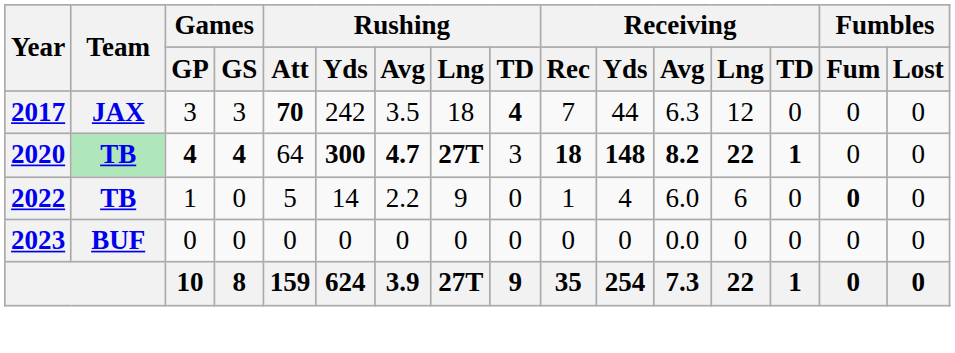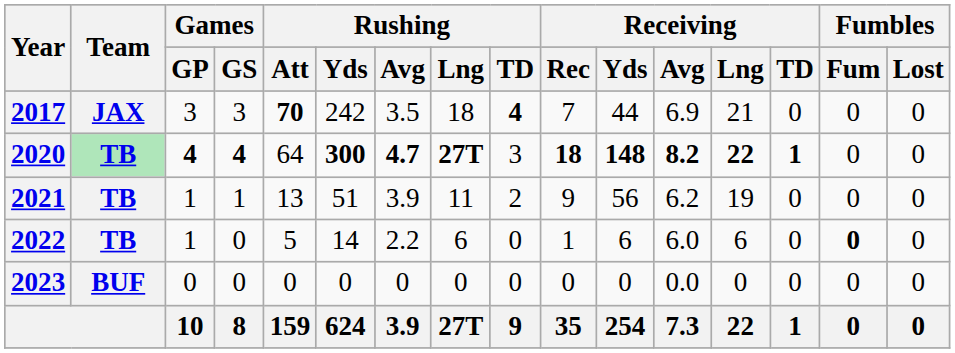(682, 111) 6.3 -> (682, 111) 6.9
(740, 111) 12 -> (740, 111) 21
+ row: (38, 197)
(461, 197) 9 -> (461, 240) 6
(625, 197) 4 -> (625, 240) 6
